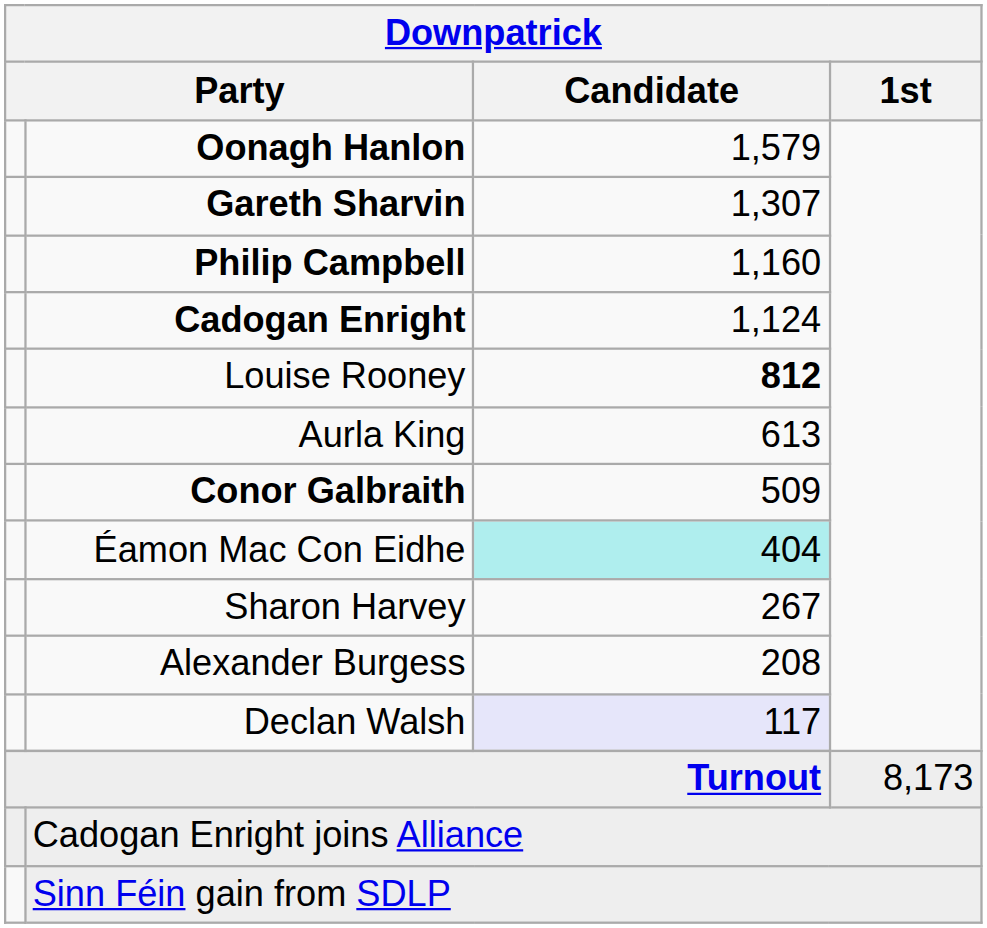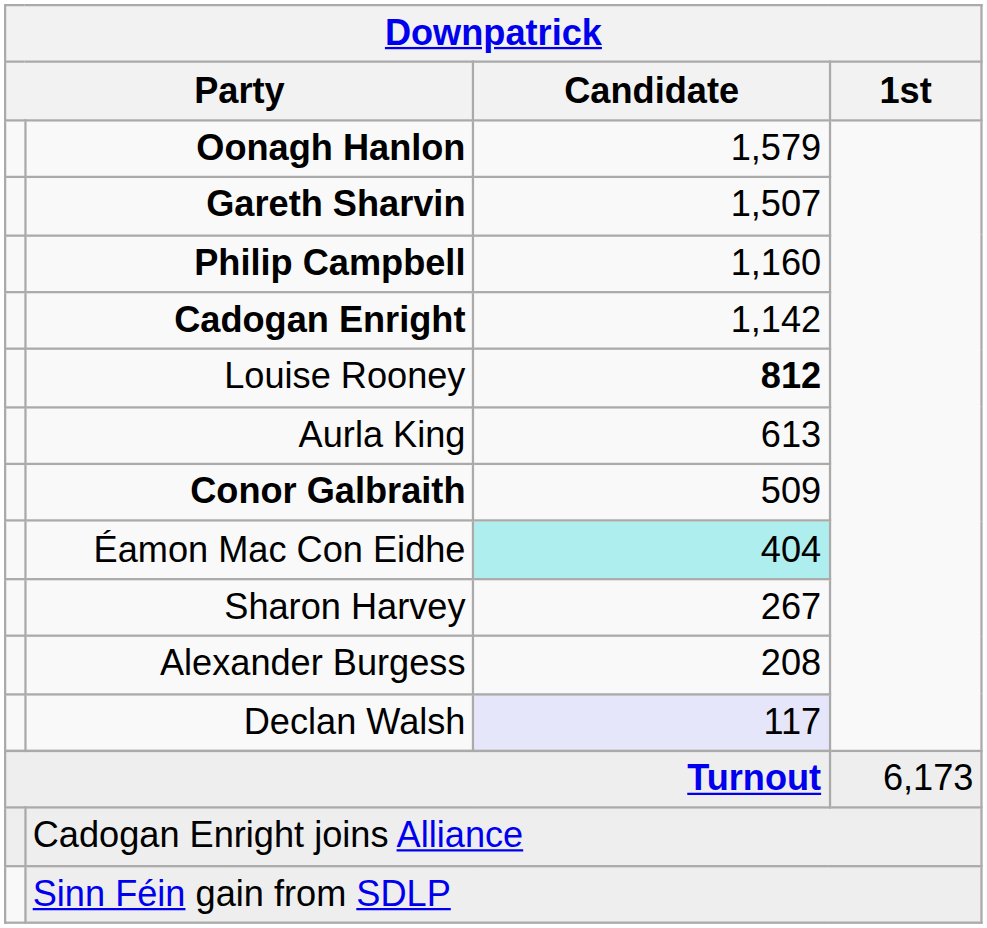(776, 205) 1,307 -> (776, 205) 1,507
(776, 319) 1,124 -> (776, 319) 1,142
(928, 778) 8,173 -> (928, 778) 6,173
